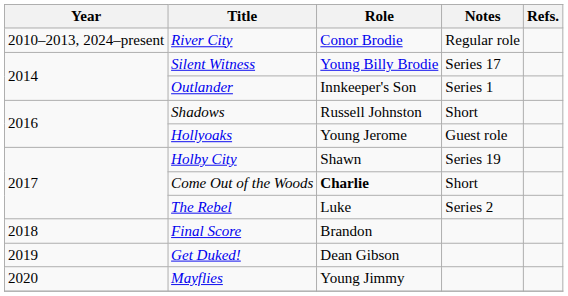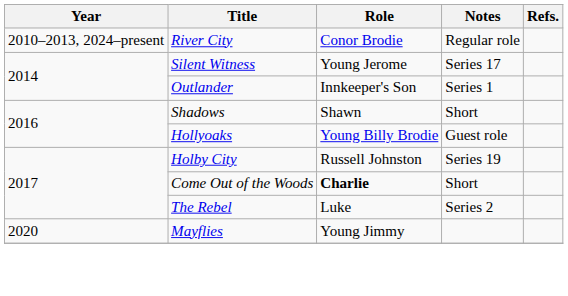(379, 64) Young Billy Brodie -> (364, 64) Young Jerome
(371, 111) Russell Johnston -> (341, 111) Shawn
(364, 135) Young Jerome -> (379, 135) Young Billy Brodie
(341, 159) Shawn -> (371, 159) Russell Johnston
- row: (206, 231)
- row: (206, 254)
